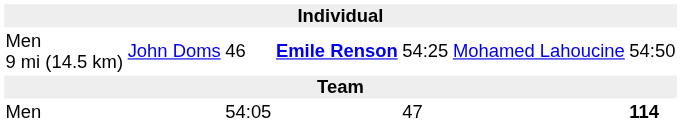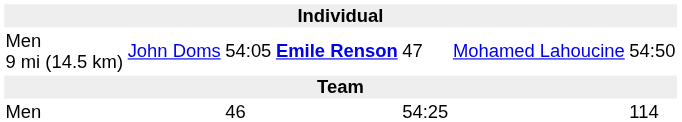(236, 51) 46 -> (248, 51) 54:05
(425, 51) 54:25 -> (412, 51) 47
(248, 112) 54:05 -> (236, 112) 46
(412, 112) 47 -> (425, 112) 54:25
(644, 112) bold -> (644, 112) normal
